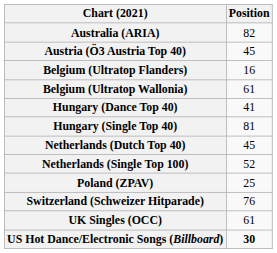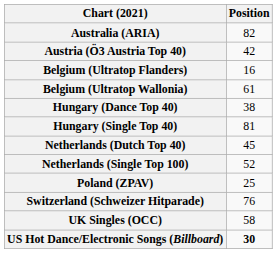(249, 51) 45 -> (249, 51) 42
(249, 107) 41 -> (249, 107) 38
(249, 220) 61 -> (249, 220) 58
